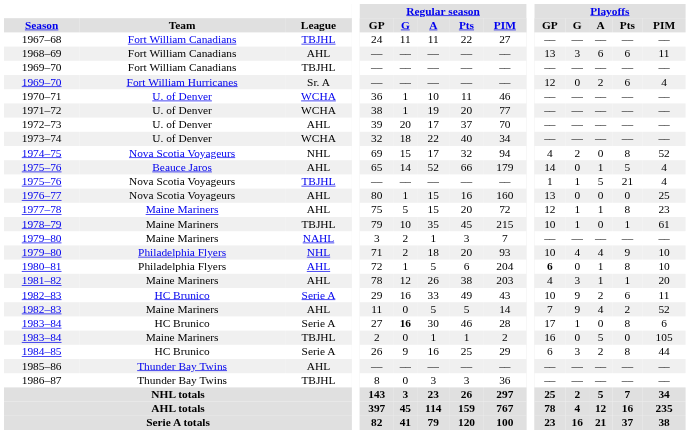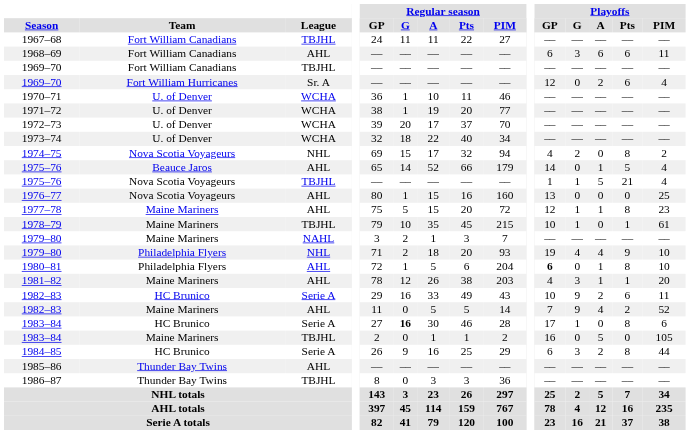(550, 53) 13 -> (550, 53) 6
(318, 124) AHL -> (318, 124) WCHA
(664, 153) 52 -> (664, 153) 2
(550, 252) 10 -> (550, 252) 19
